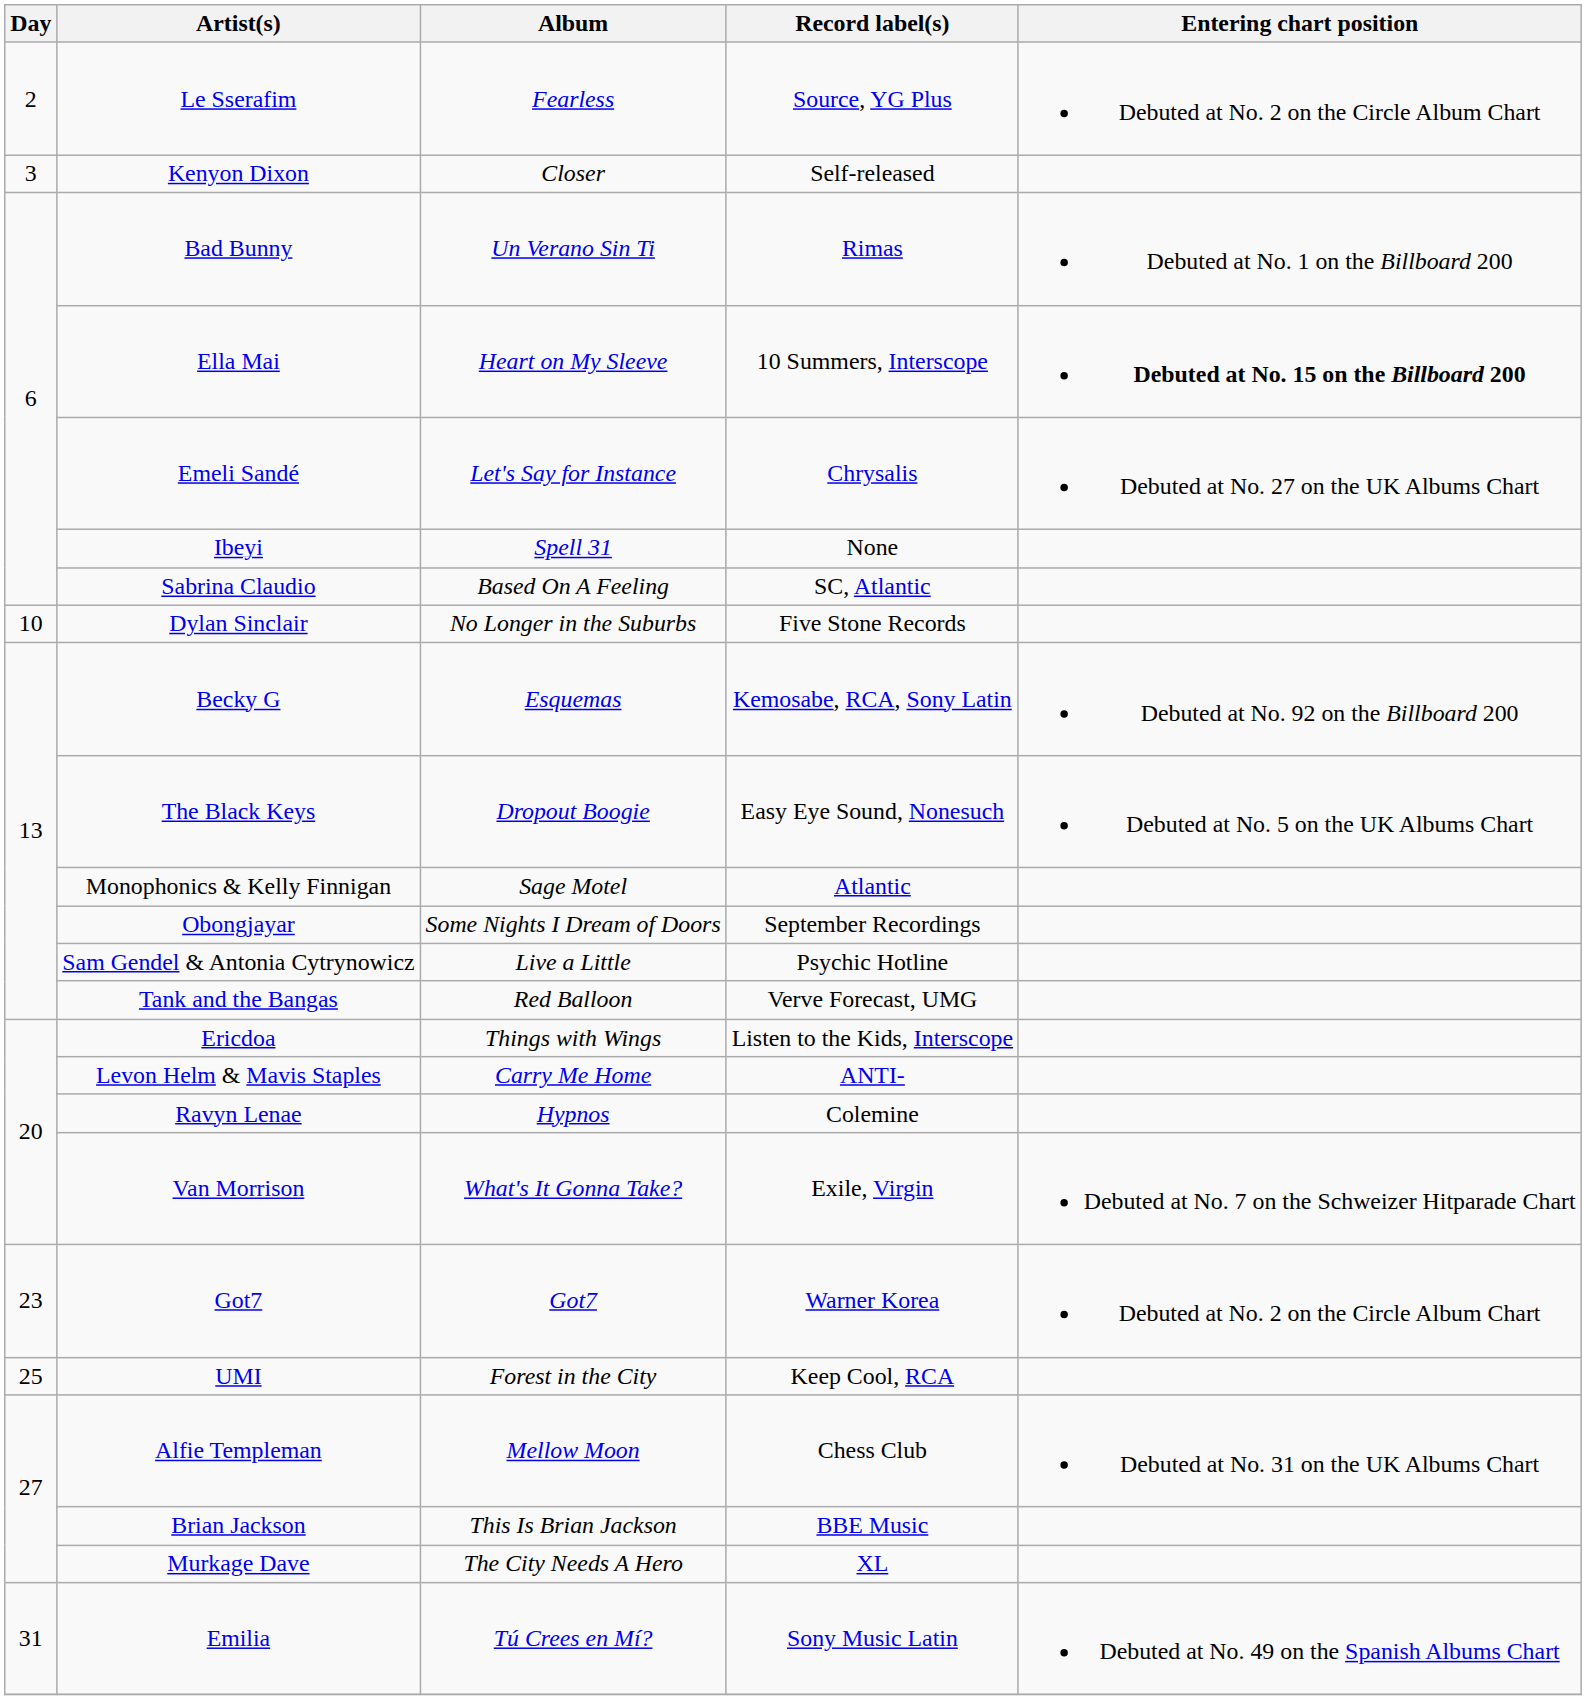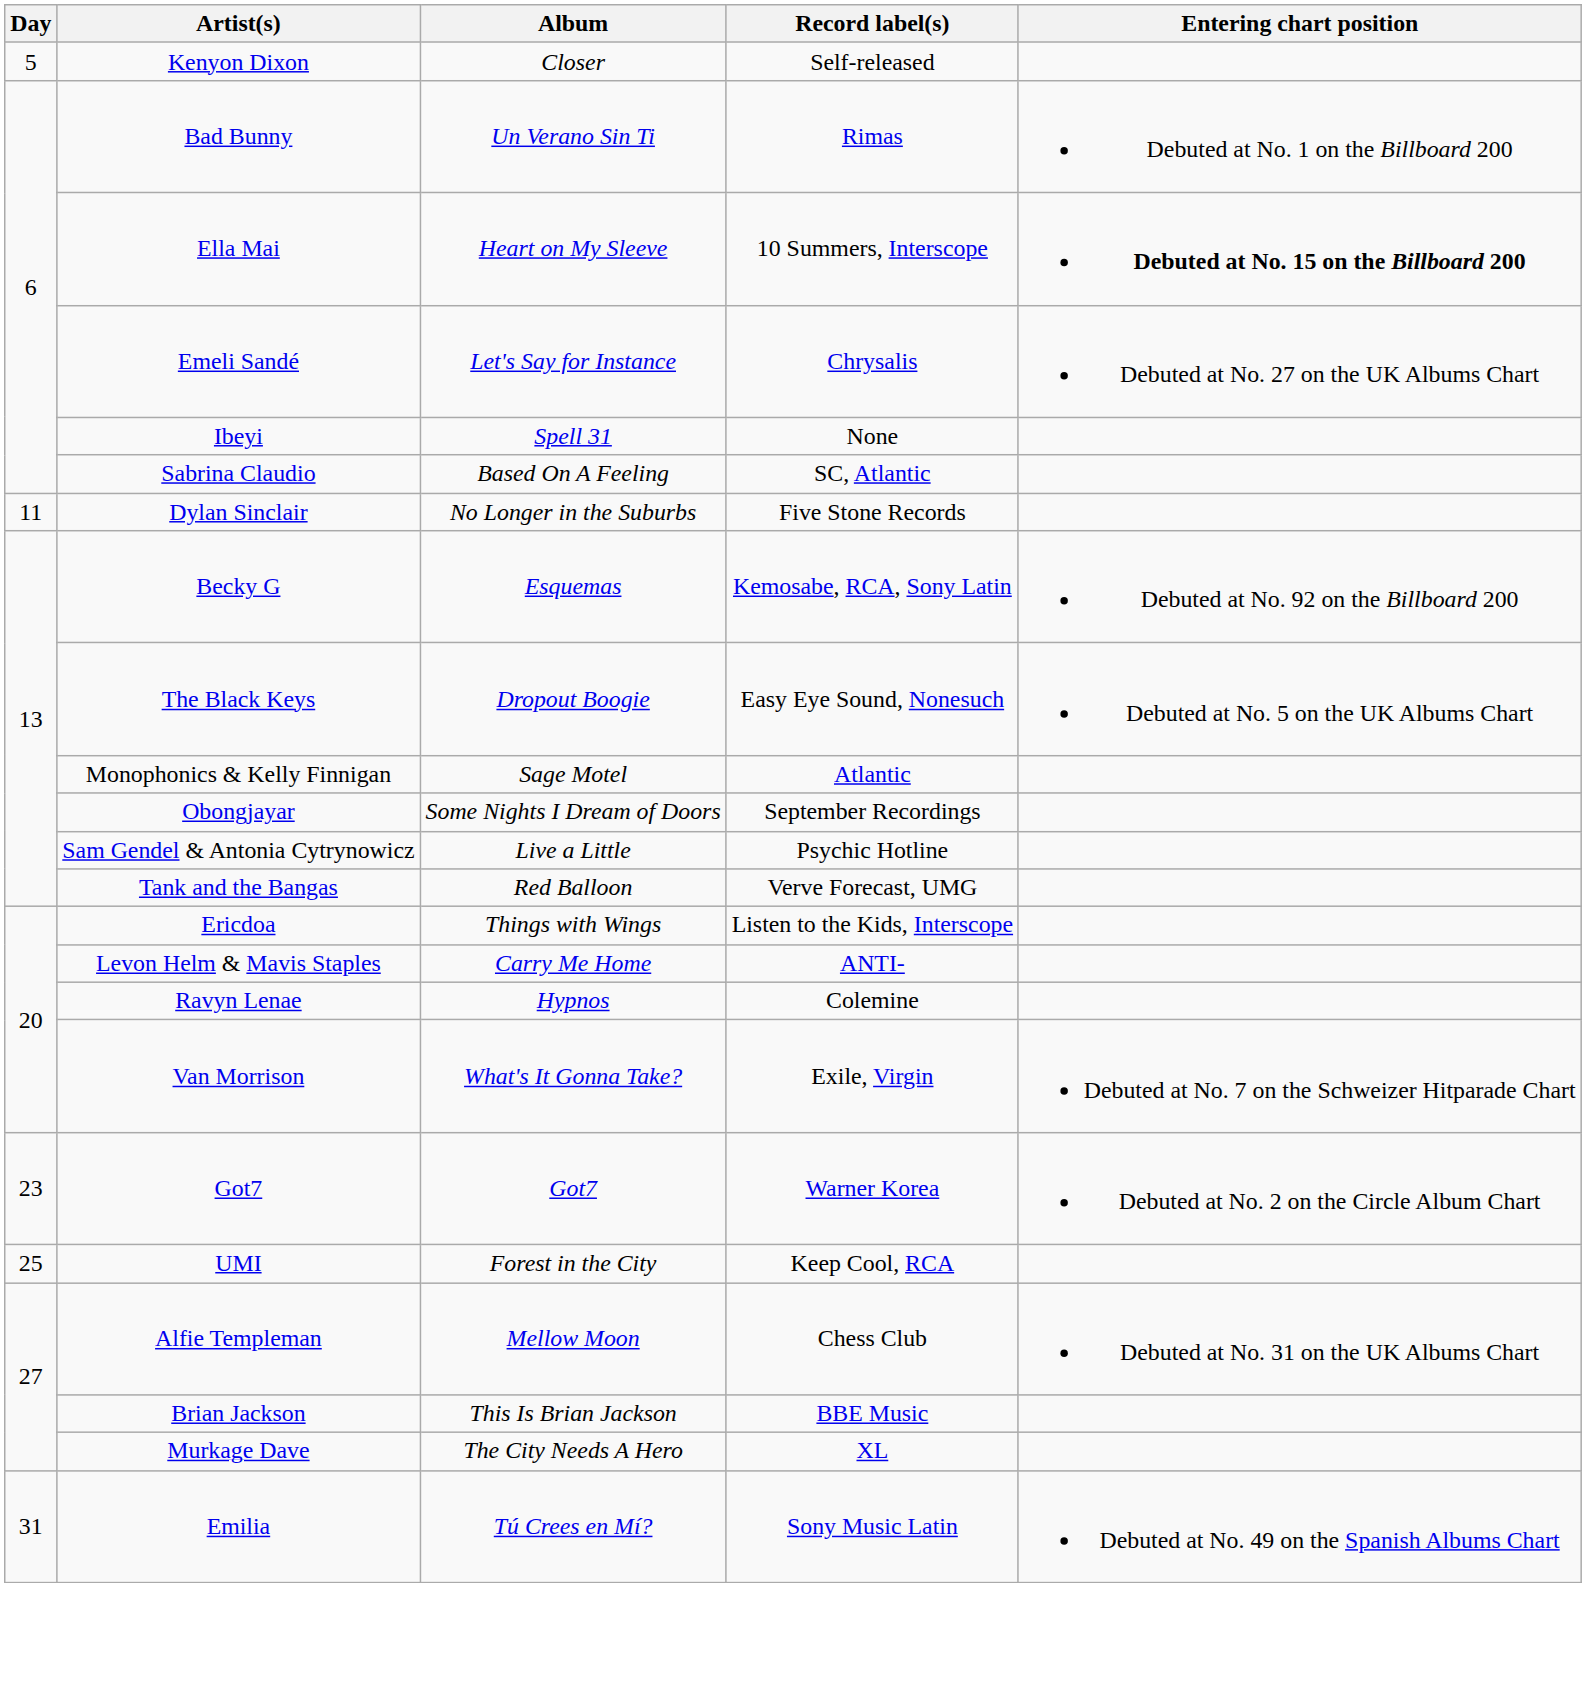- row: (238, 98)
(31, 173) 3 -> (31, 61) 5
(31, 623) 10 -> (31, 511) 11
